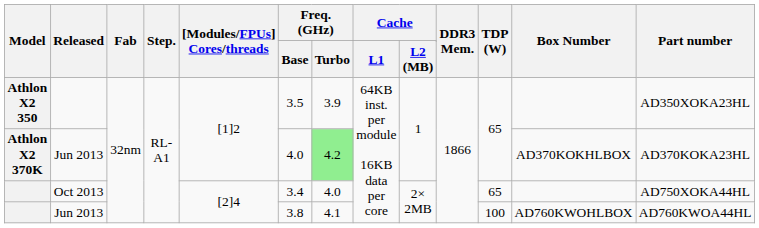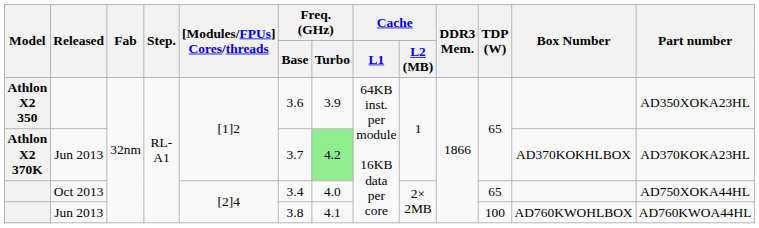(295, 103) 3.5 -> (295, 103) 3.6
(295, 154) 4.0 -> (295, 154) 3.7
